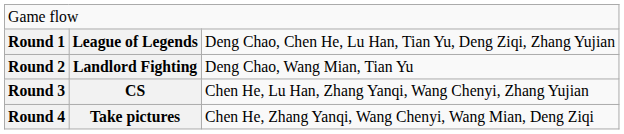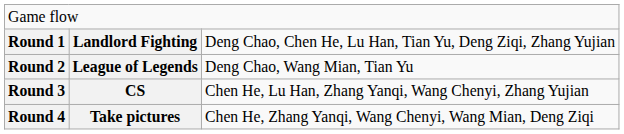(135, 41) League of Legends -> (135, 41) Landlord Fighting
(135, 66) Landlord Fighting -> (135, 66) League of Legends
